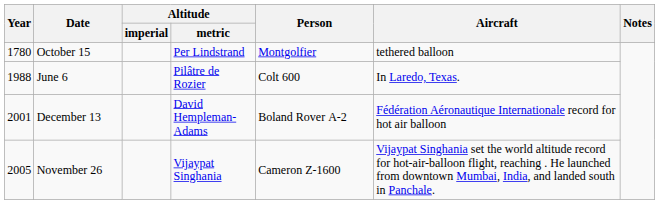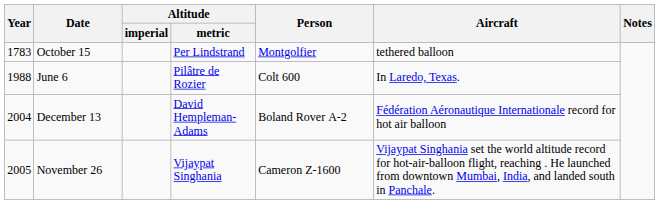(19, 52) 1780 -> (19, 52) 1783
(19, 117) 2001 -> (19, 117) 2004
